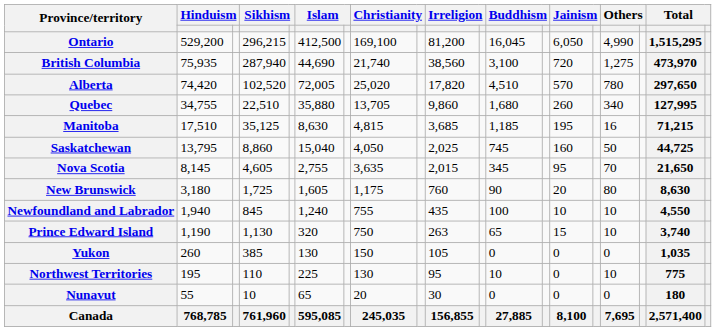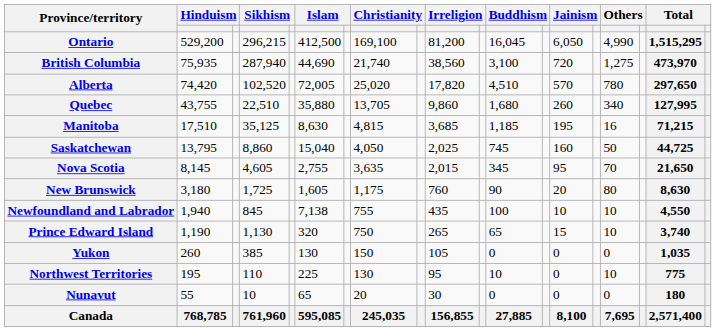(199, 105) 34,755 -> (199, 105) 43,755
(313, 210) 1,240 -> (313, 210) 7,138
(438, 231) 263 -> (438, 231) 265
